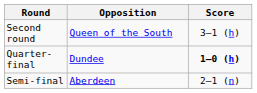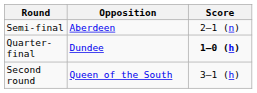rows swapped: (24, 33) <-> (35, 80)
